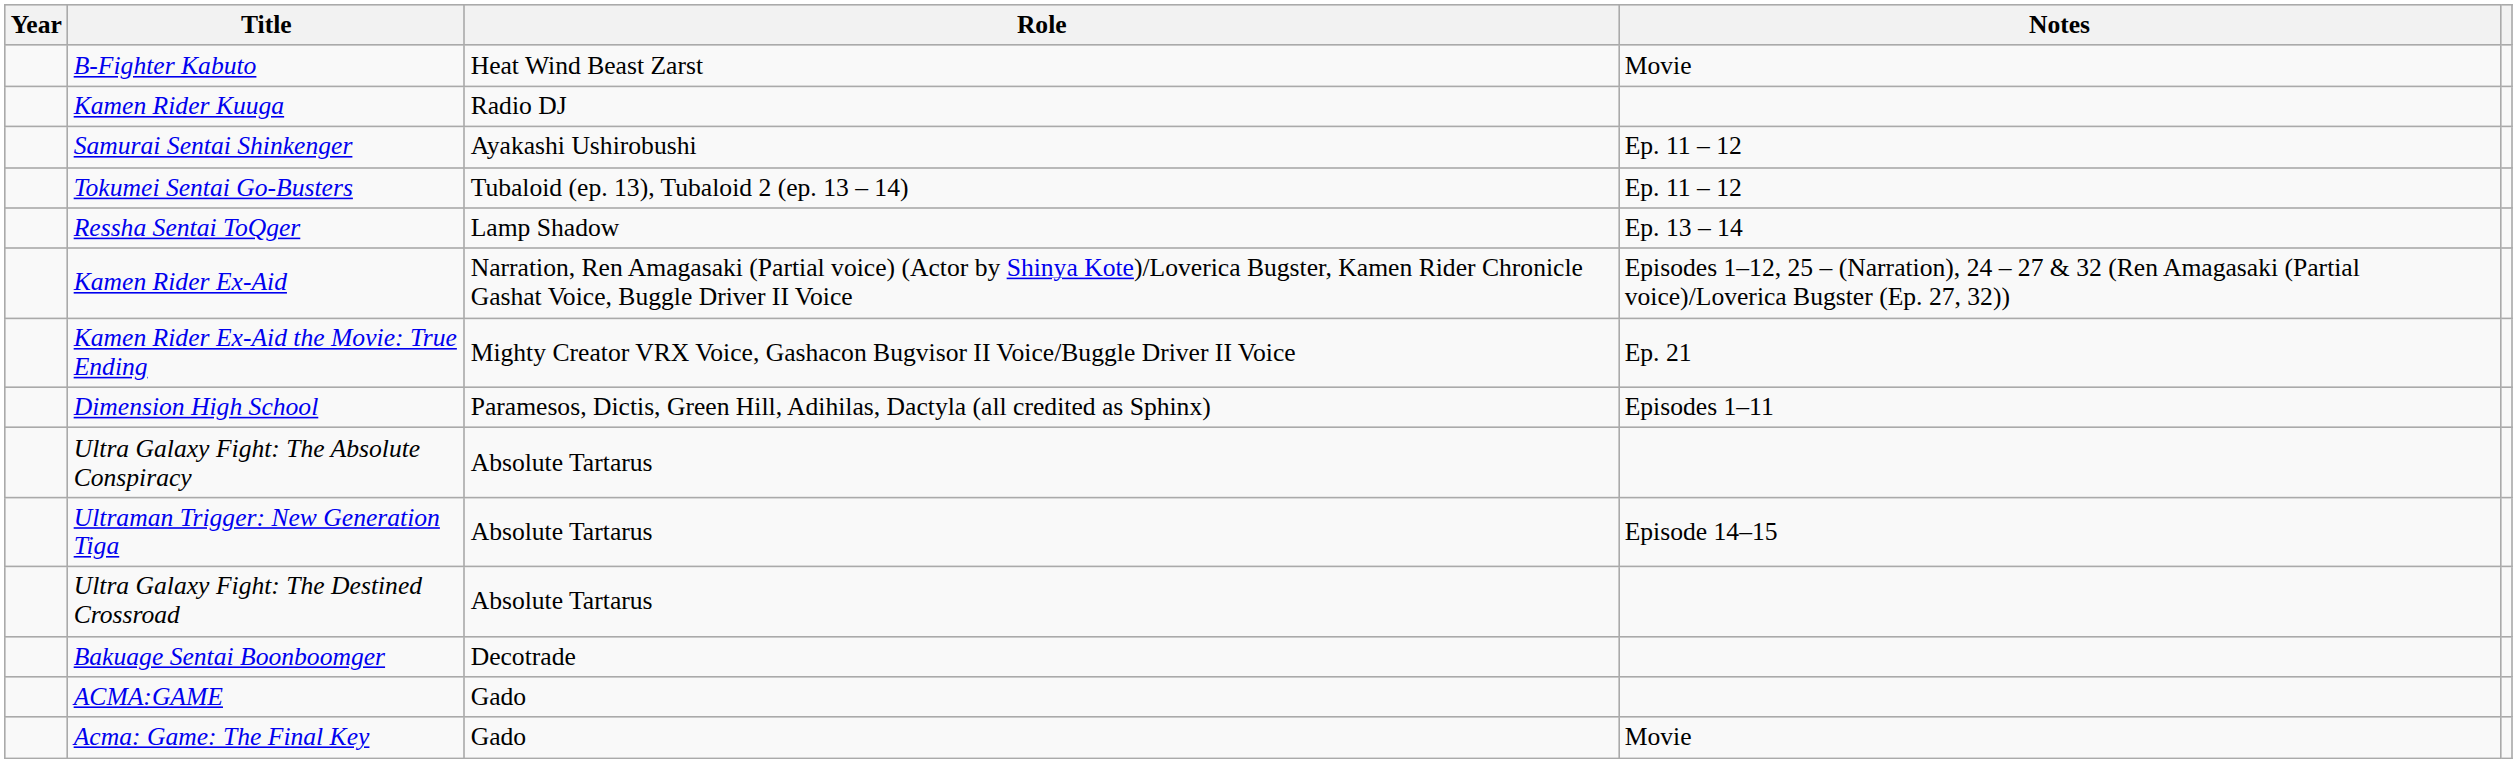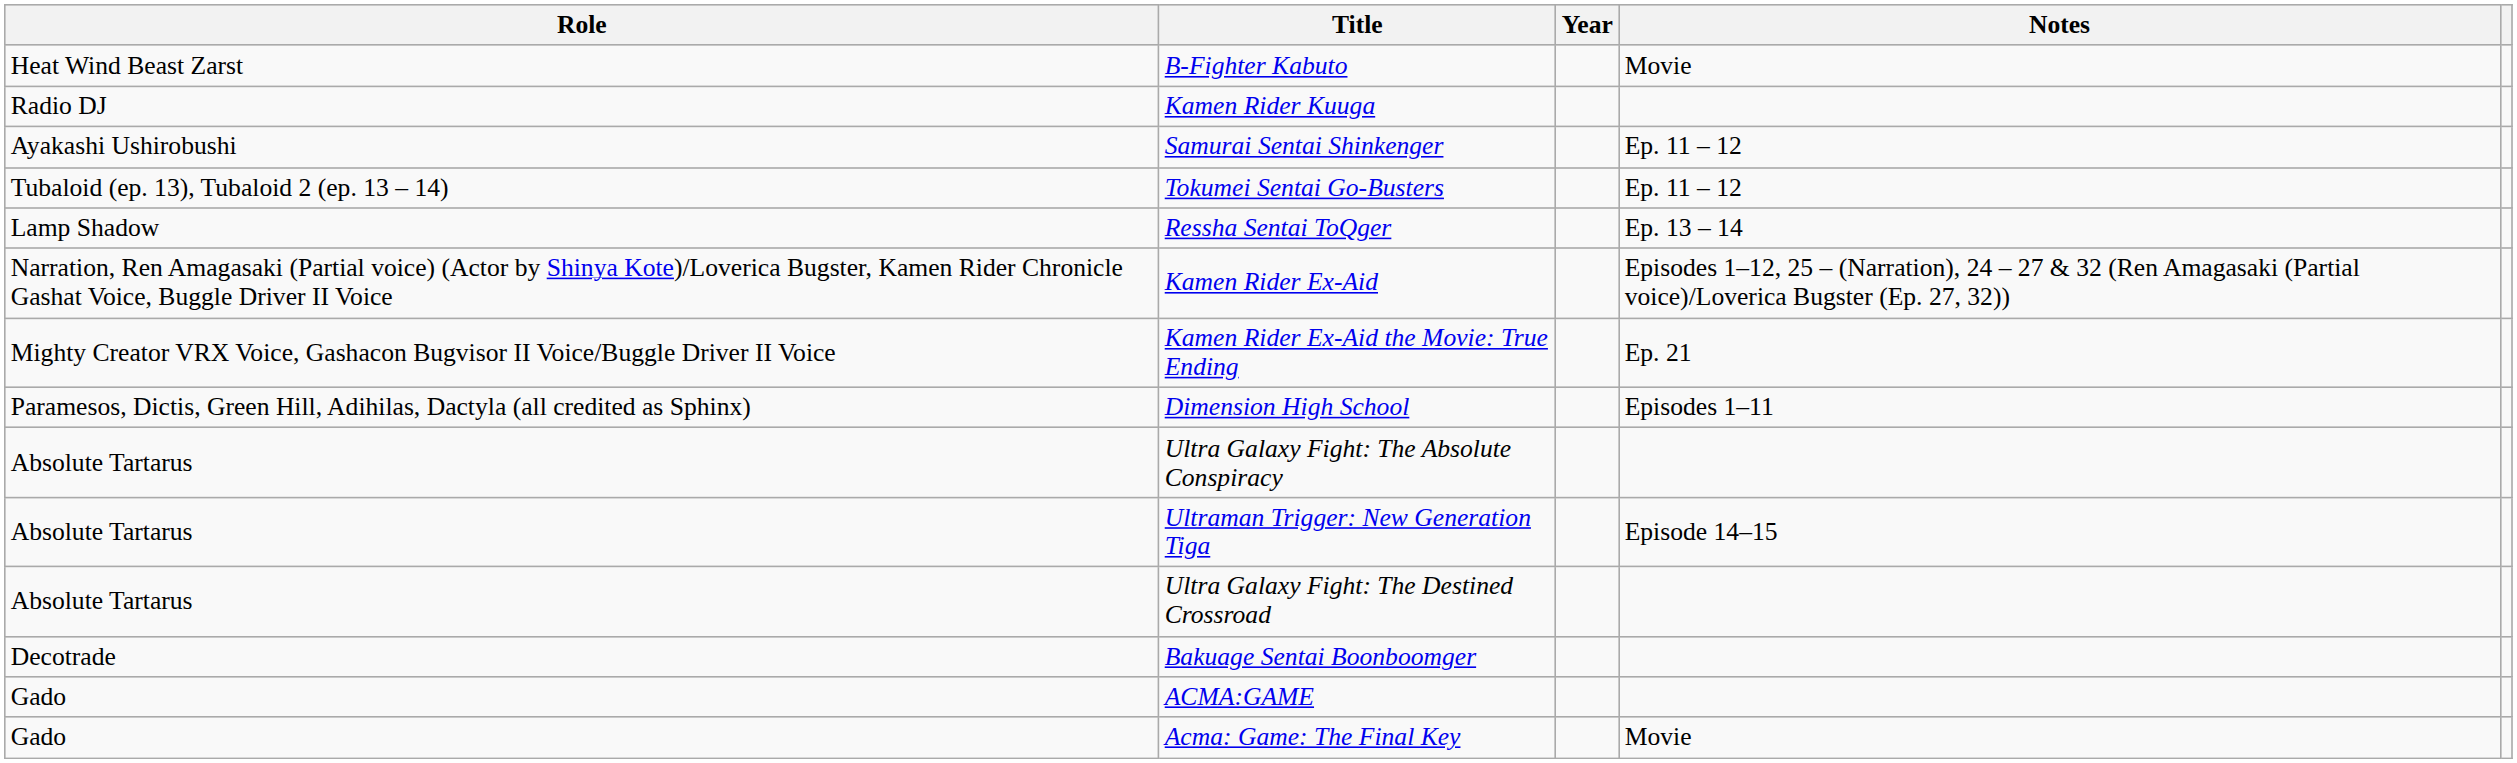columns swapped: (36, 24) <-> (1042, 24)
